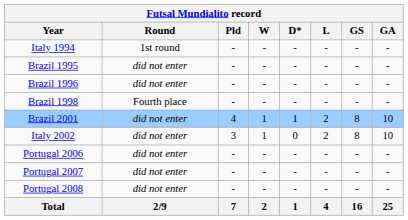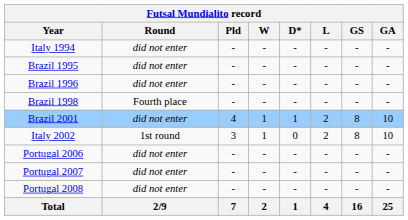(160, 48) 1st round -> (160, 48) did not enter
(160, 136) did not enter -> (160, 136) 1st round
